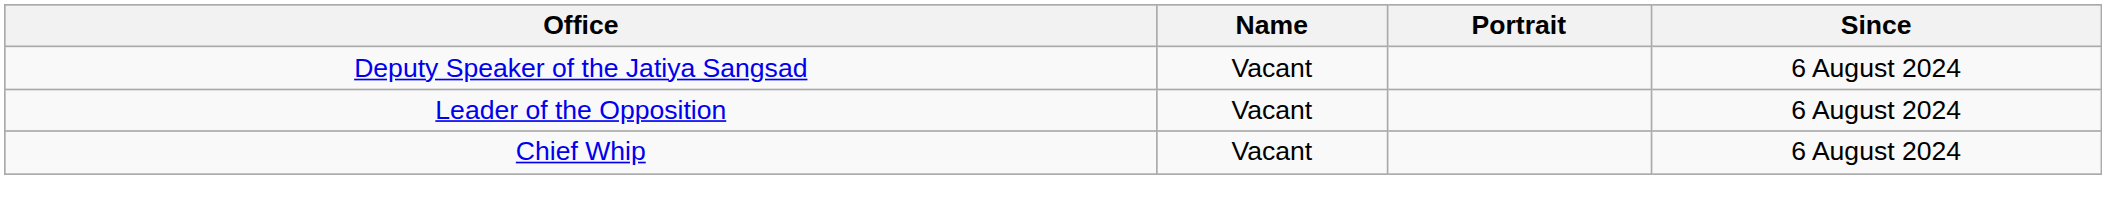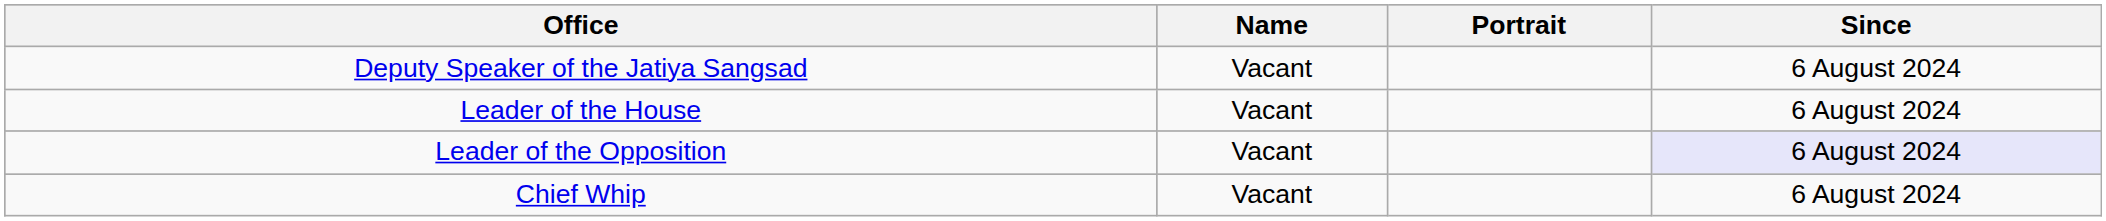+ row: (581, 109)
(1876, 109) no background -> (1876, 151) lavender background
